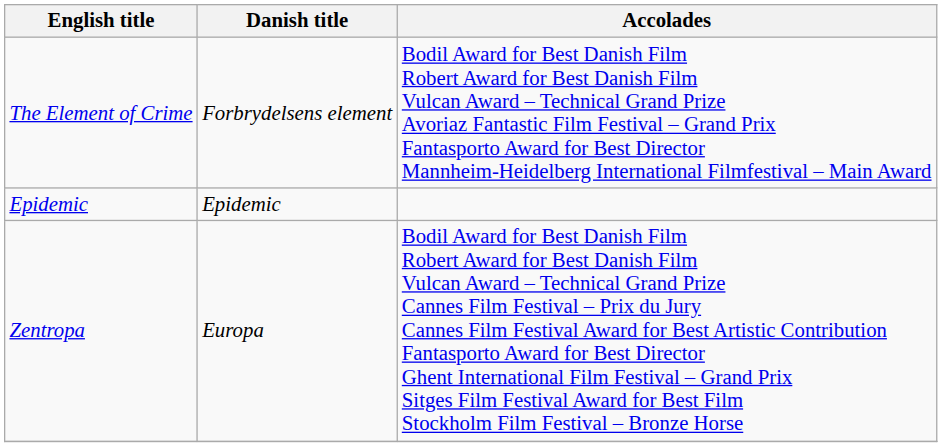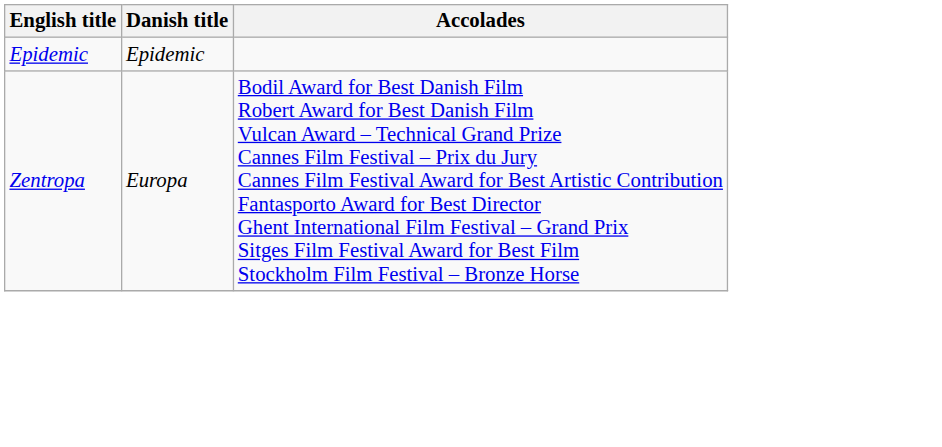- row: (101, 112)
